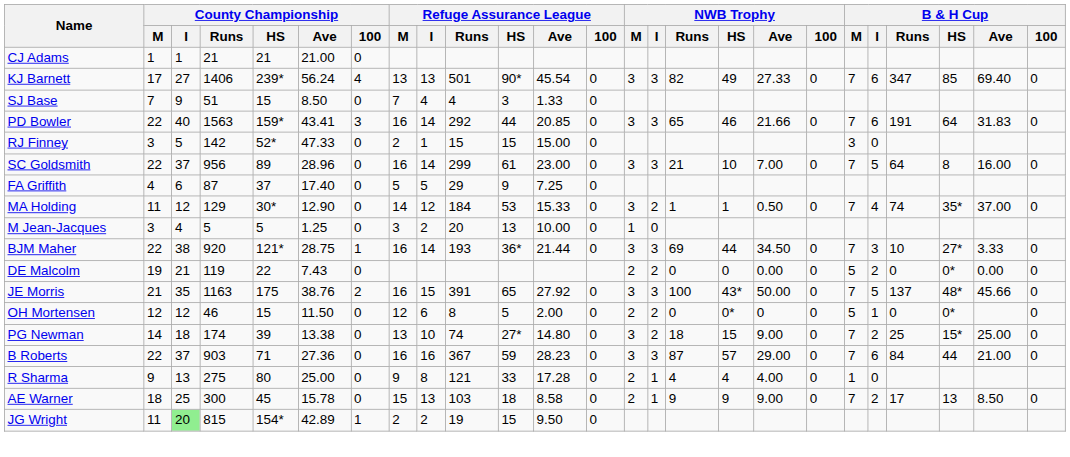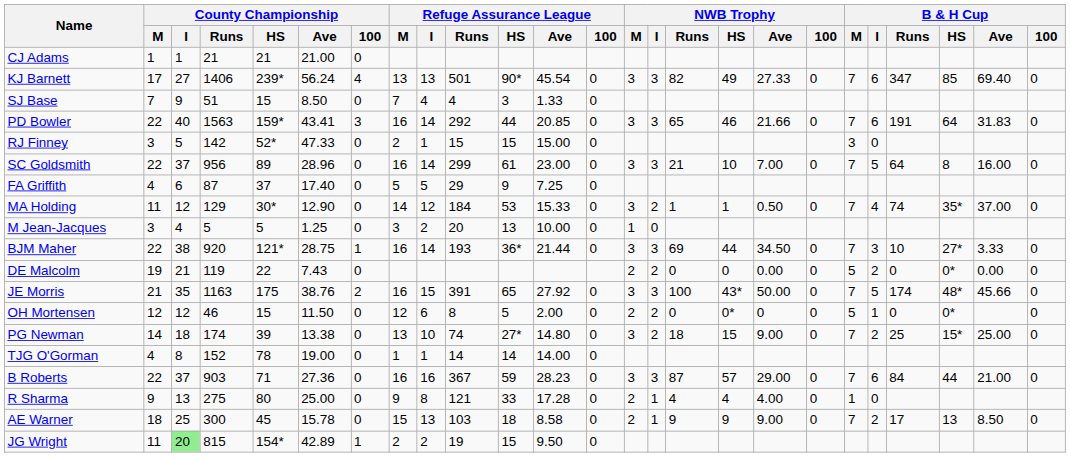(900, 292) 137 -> (900, 292) 174
+ row: (53, 356)
